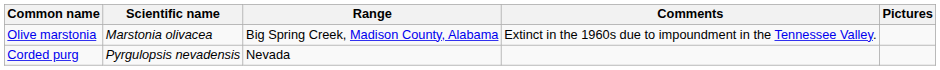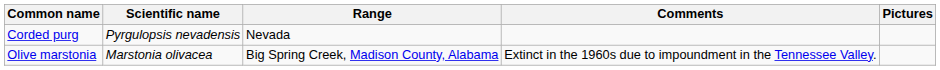rows swapped: (52, 34) <-> (43, 55)
